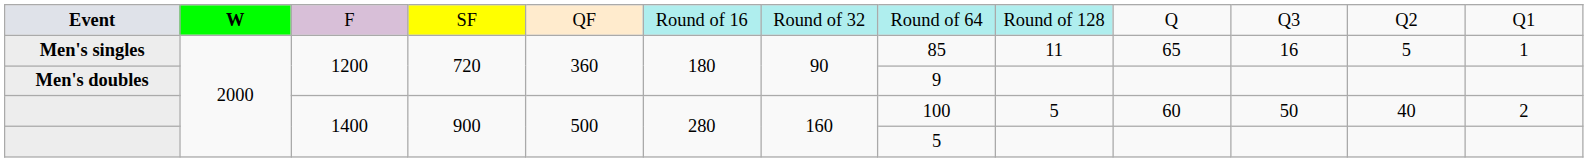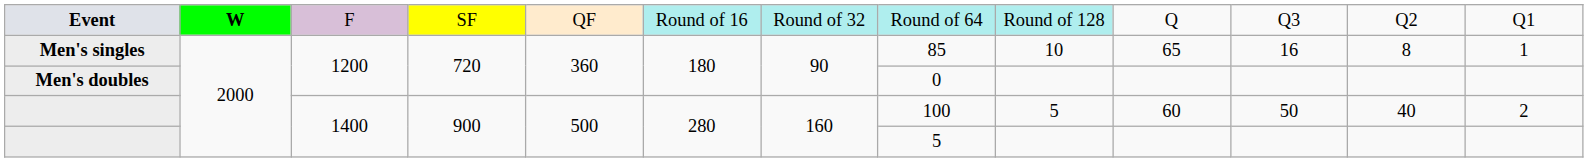(1054, 50) 11 -> (1054, 50) 10
(1406, 50) 5 -> (1406, 50) 8
(937, 80) 9 -> (937, 80) 0
